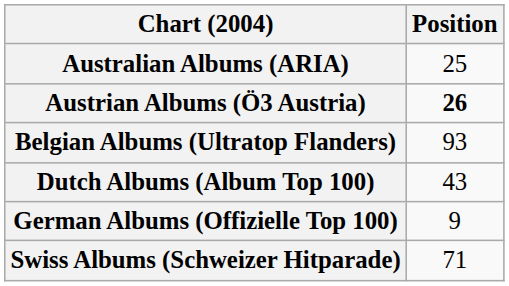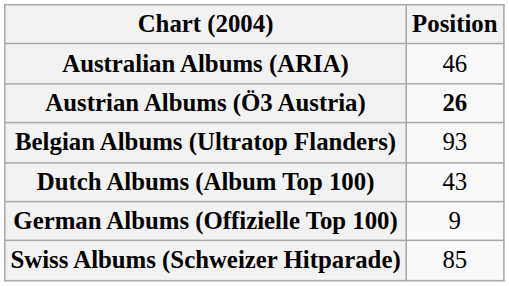(455, 63) 25 -> (455, 63) 46
(455, 260) 71 -> (455, 260) 85
